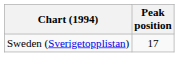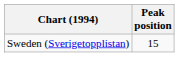(153, 43) 17 -> (153, 43) 15
